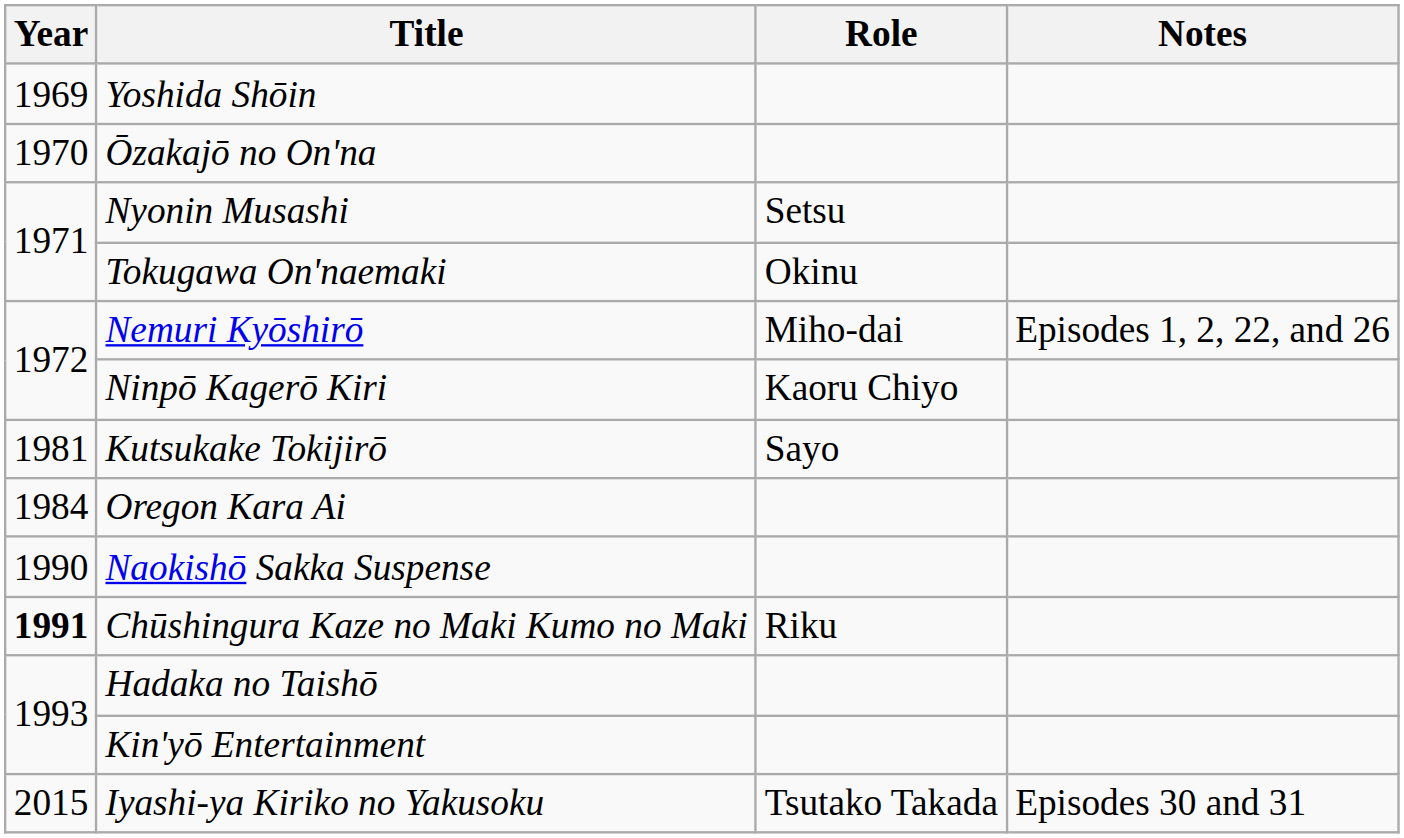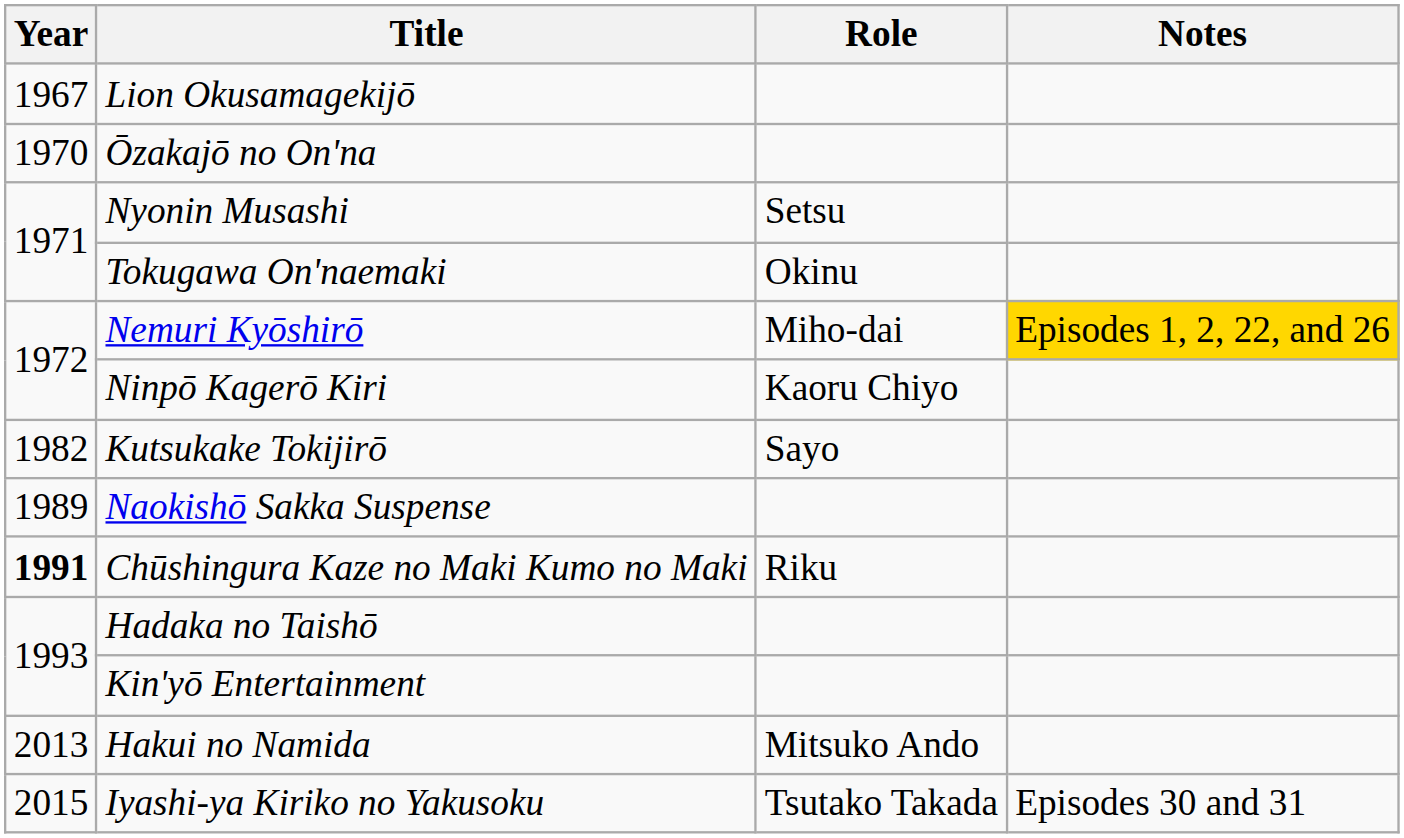+ row: (260, 93)
- row: (211, 93)
(1203, 329) no background -> (1203, 329) gold background
(51, 447) 1981 -> (51, 447) 1982
- row: (226, 507)
(51, 566) 1990 -> (51, 507) 1989
+ row: (238, 743)
